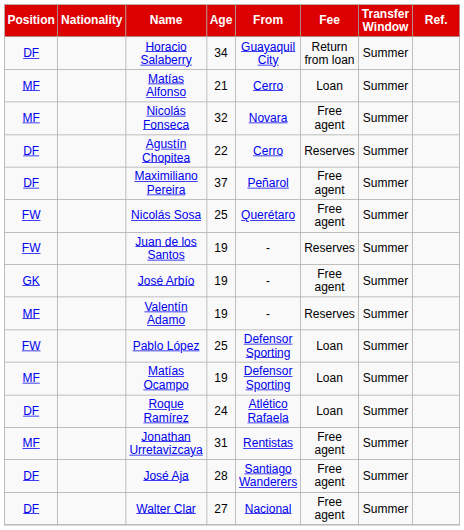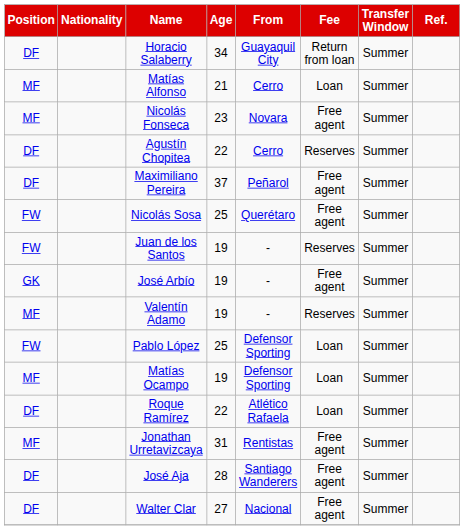(221, 118) 32 -> (221, 118) 23
(221, 411) 24 -> (221, 411) 22
